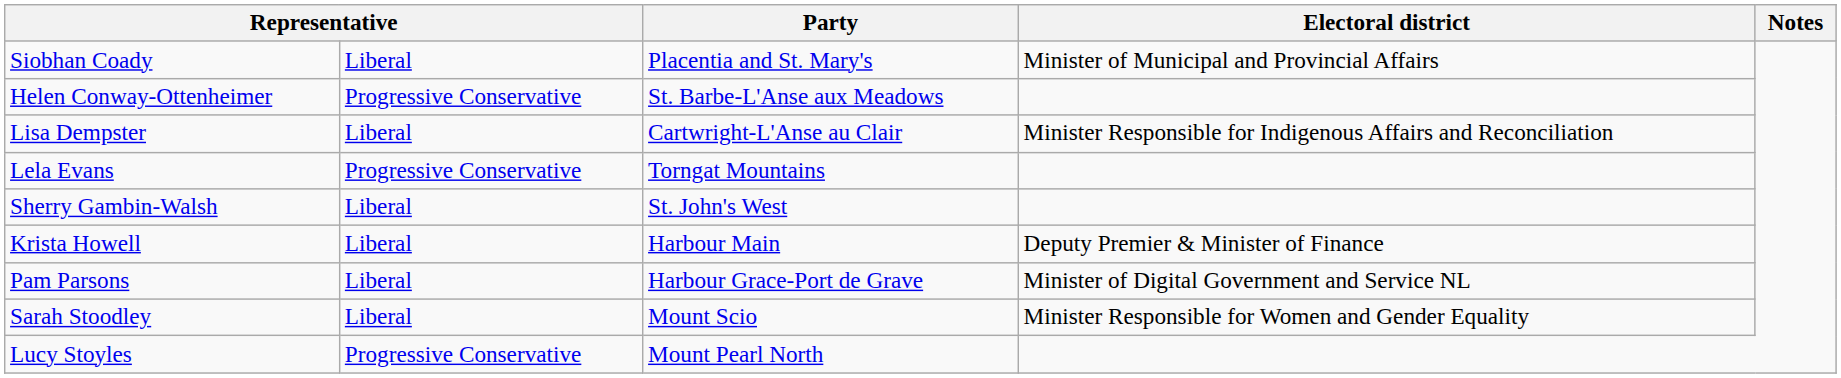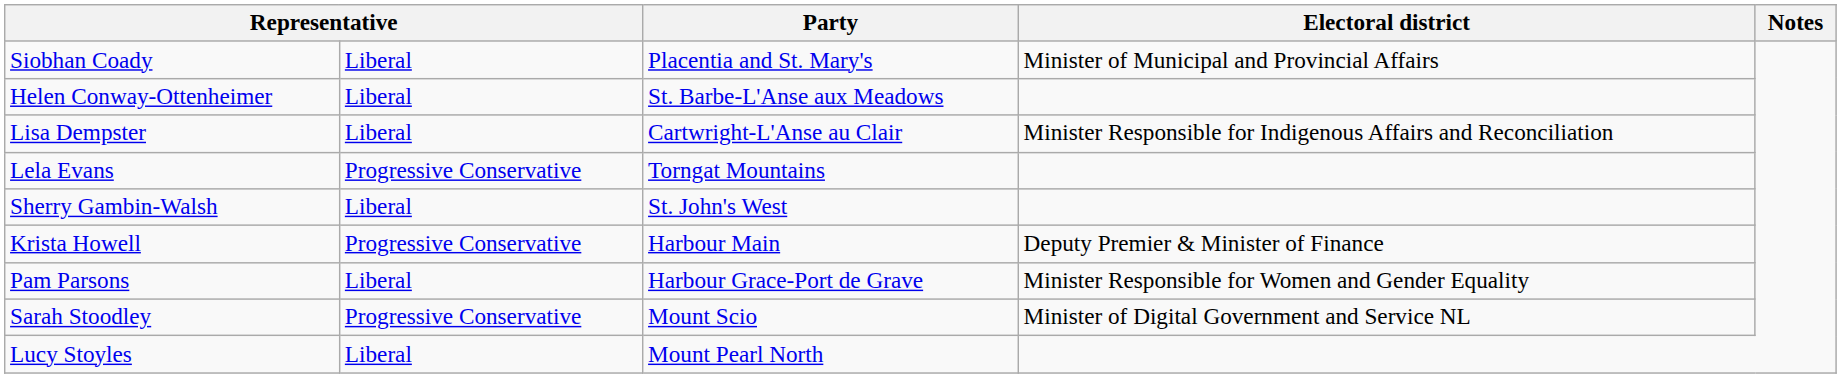(463, 96) Progressive Conservative -> (378, 96) Liberal
(378, 243) Liberal -> (463, 243) Progressive Conservative
(1247, 280) Minister of Digital Government and Service NL -> (1276, 280) Minister Responsible for Women and Gender Equality
(378, 317) Liberal -> (463, 317) Progressive Conservative
(1276, 317) Minister Responsible for Women and Gender Equality -> (1247, 317) Minister of Digital Government and Service NL
(463, 354) Progressive Conservative -> (378, 354) Liberal
